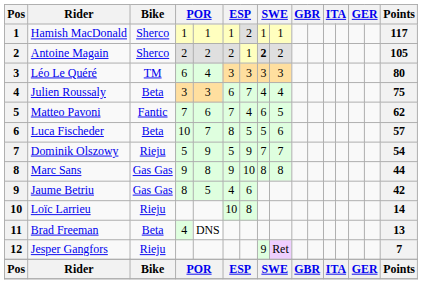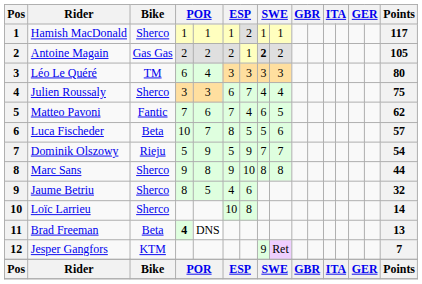(153, 53) Sherco -> (153, 53) Gas Gas
(153, 92) Beta -> (153, 92) Sherco
(153, 171) Gas Gas -> (153, 171) Sherco
(153, 190) Gas Gas -> (153, 190) Sherco
(399, 190) 42 -> (399, 190) 32
(153, 210) Rieju -> (153, 210) Sherco
(184, 229) normal -> (184, 229) bold
(153, 249) Rieju -> (153, 249) KTM
